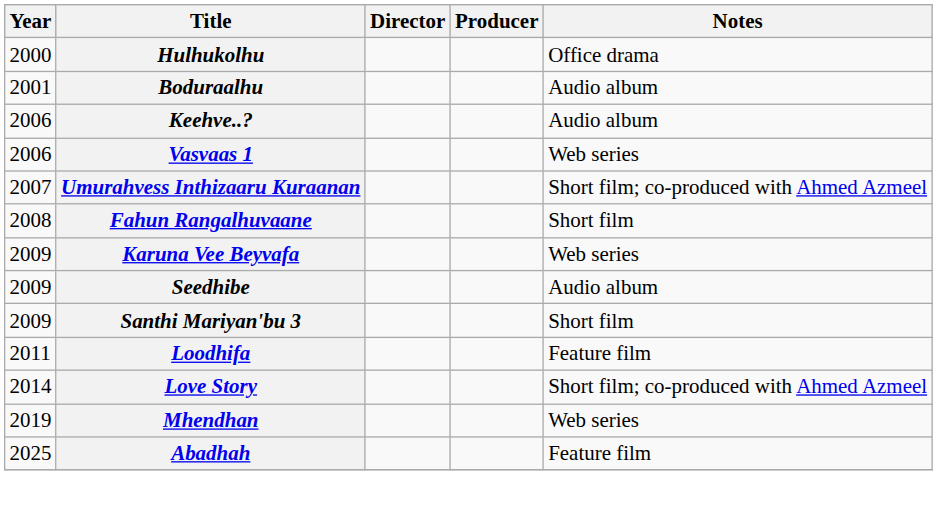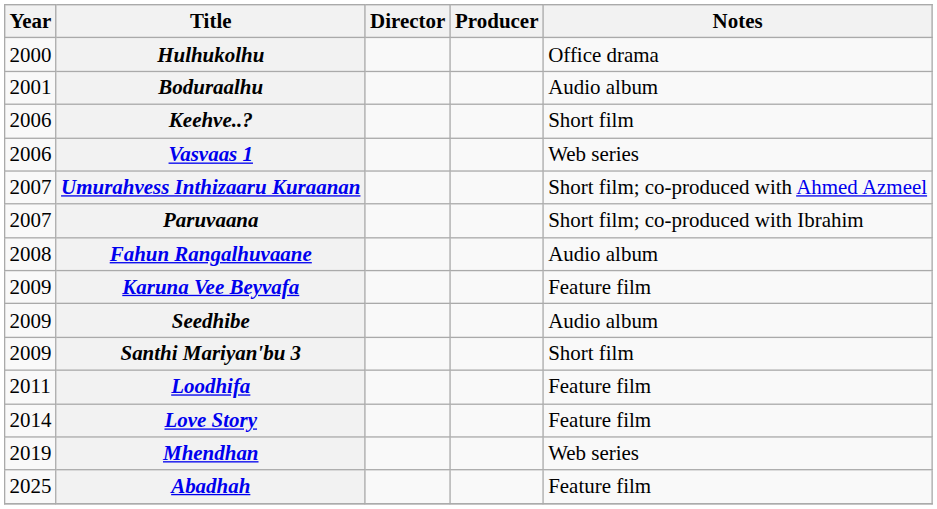(603, 120) Audio album -> (591, 120) Short film
+ row: (211, 220)
(591, 220) Short film -> (603, 253) Audio album
(594, 253) Web series -> (600, 287) Feature film
(738, 386) Short film; co-produced with Ahmed Azmeel -> (600, 420) Feature film
